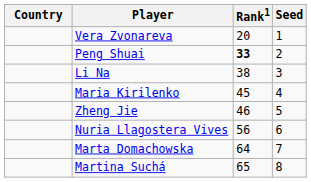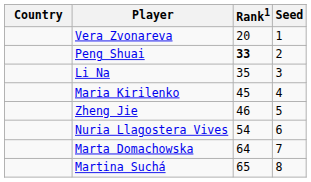(243, 73) 38 -> (243, 73) 35
(243, 130) 56 -> (243, 130) 54
